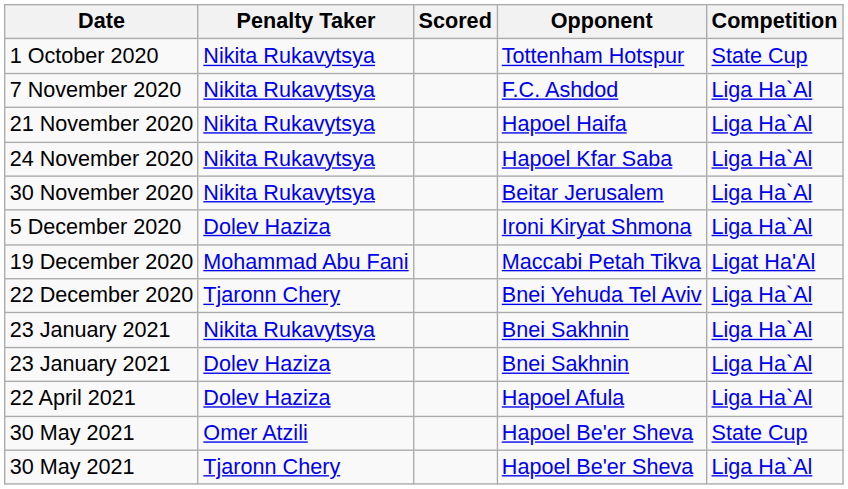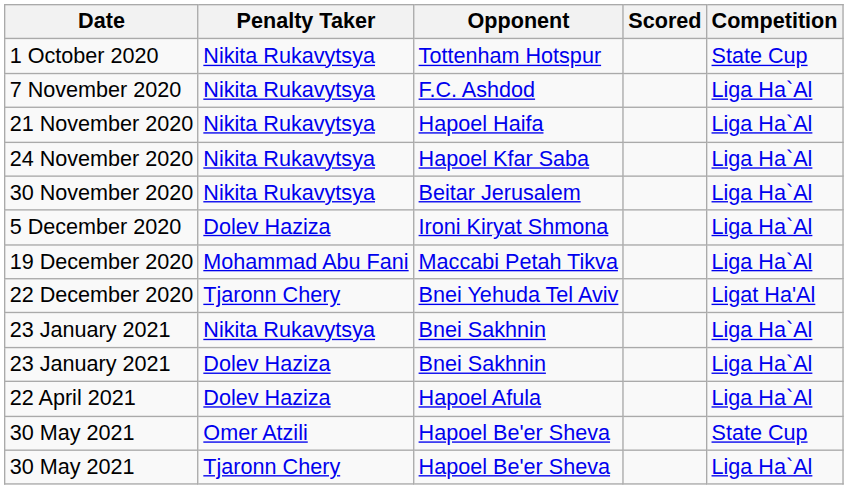columns swapped: (455, 21) <-> (602, 21)
(763, 261) Ligat Ha'Al -> (762, 261) Liga Ha`Al
(762, 295) Liga Ha`Al -> (763, 295) Ligat Ha'Al
